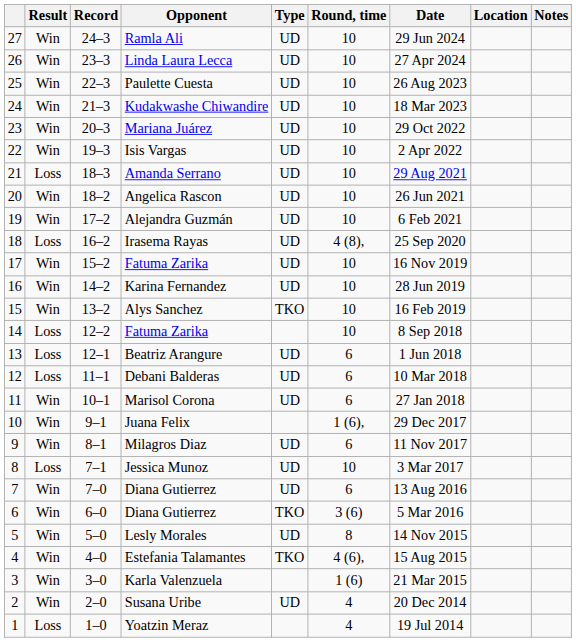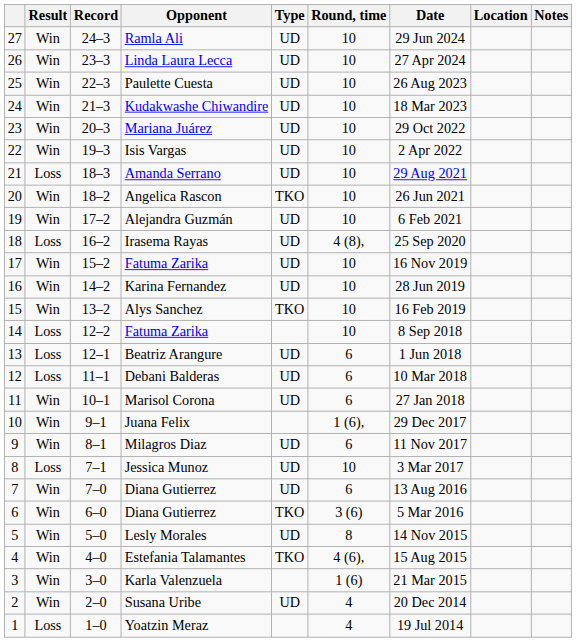(290, 196) UD -> (290, 196) TKO
